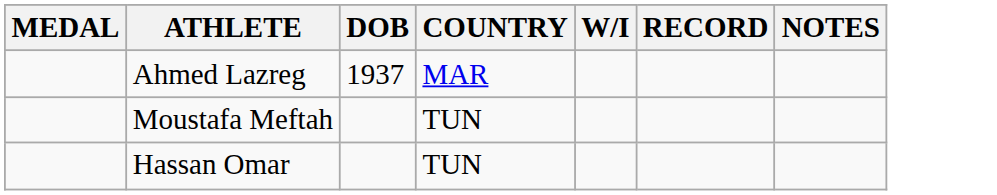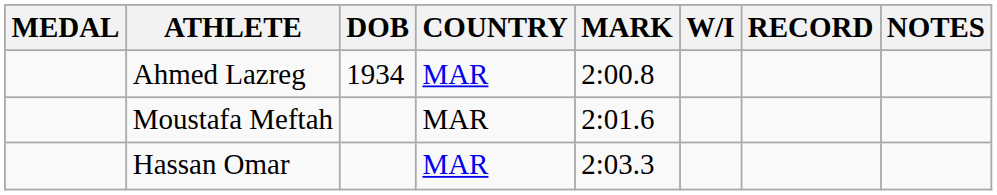+ column: (627, 27)
(375, 73) 1937 -> (375, 73) 1934
(452, 119) TUN -> (455, 119) MAR
(452, 165) TUN -> (455, 165) MAR
